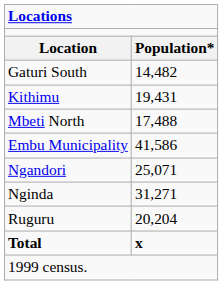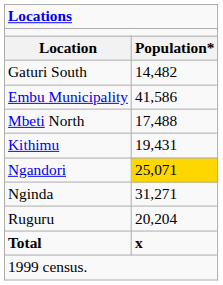rows swapped: (34, 96) <-> (68, 145)
(156, 169) no background -> (156, 169) gold background
